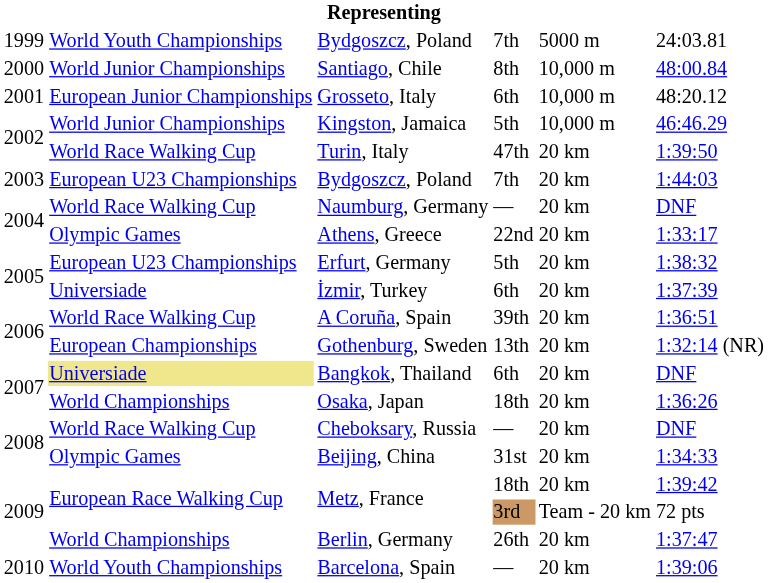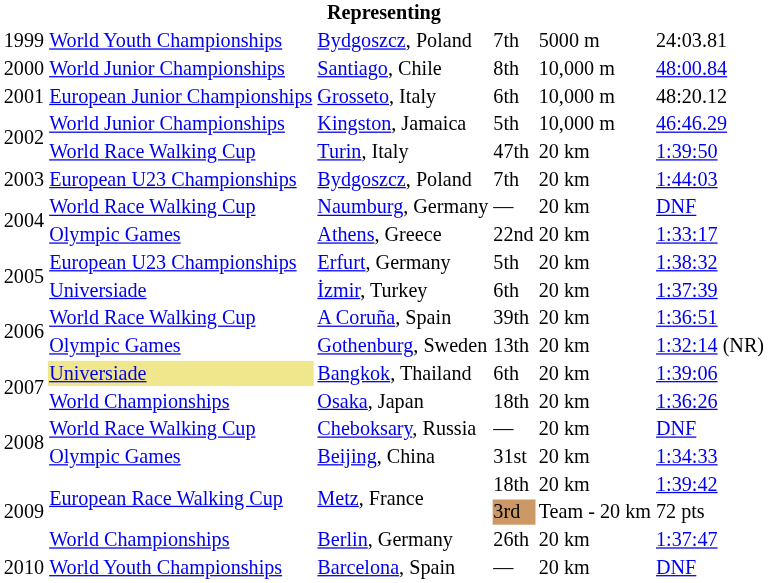(153, 345) European Championships -> (115, 345) Olympic Games
(676, 373) DNF -> (687, 373) 1:39:06
(687, 567) 1:39:06 -> (676, 567) DNF
